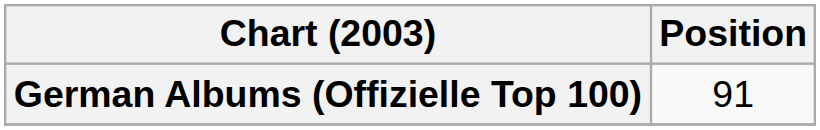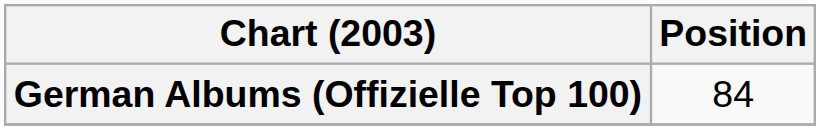(733, 93) 91 -> (733, 93) 84
